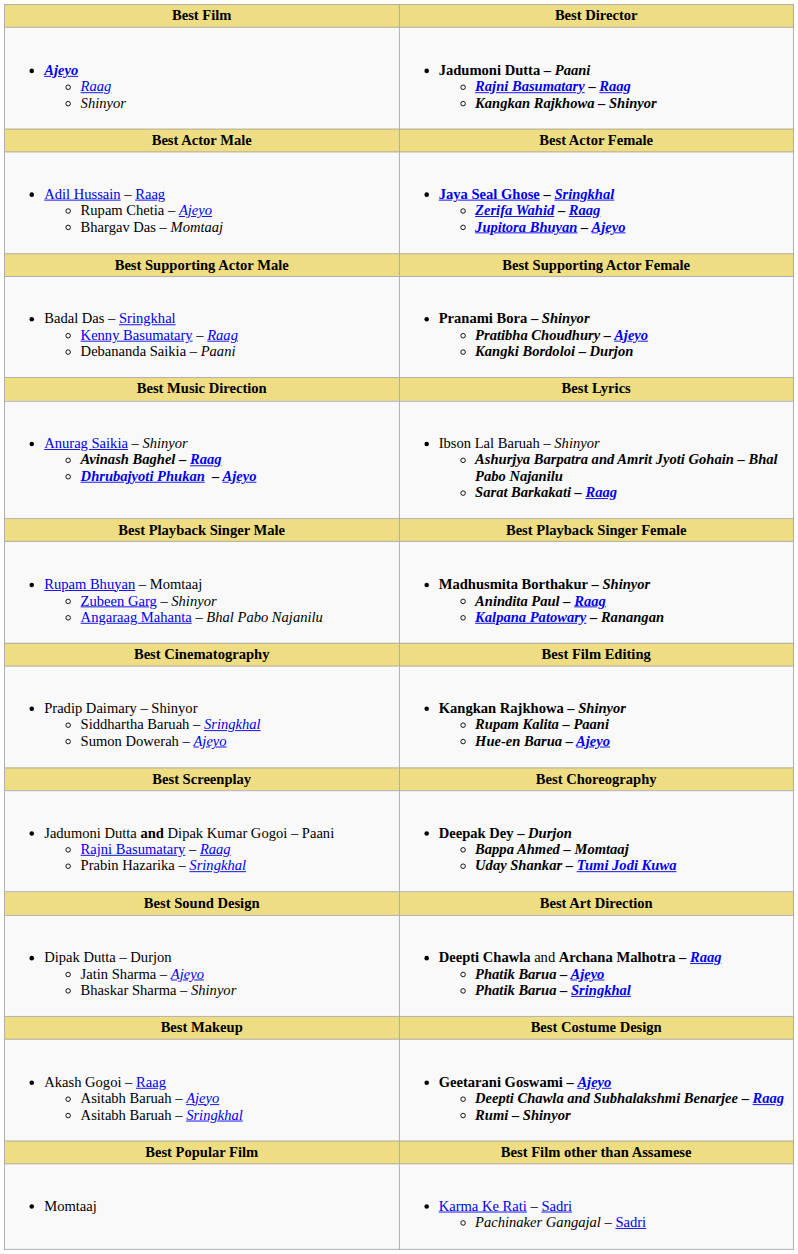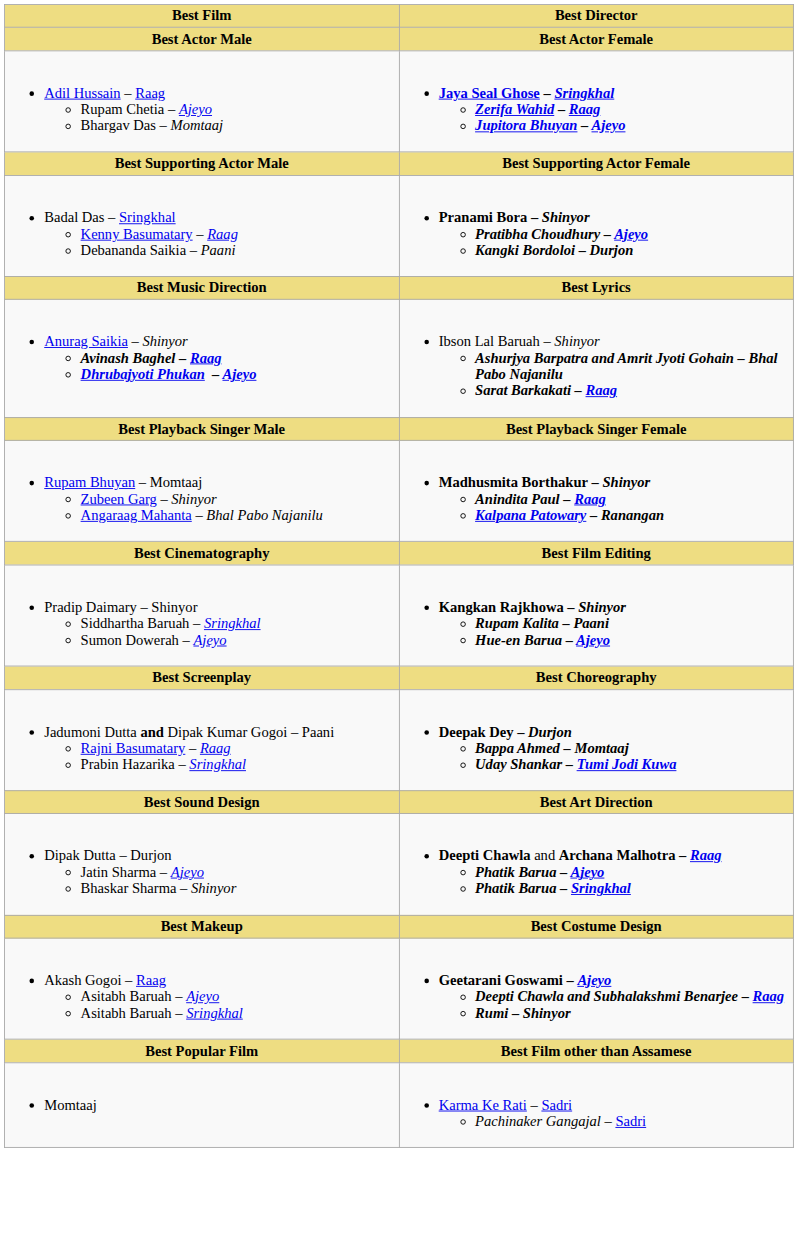- row: (202, 86)
